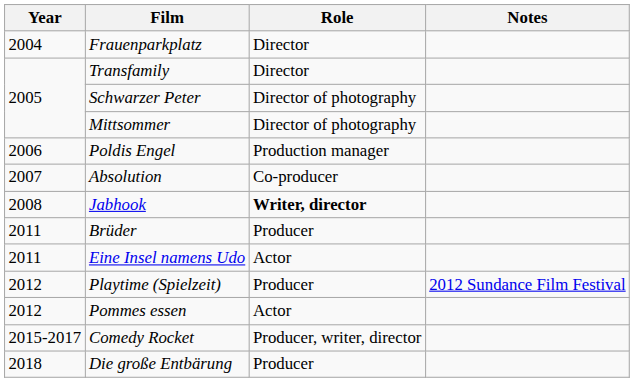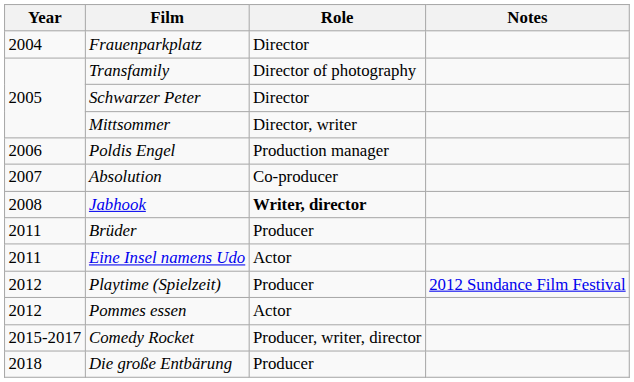(281, 71) Director -> (335, 71) Director of photography
(335, 97) Director of photography -> (281, 97) Director
(335, 124) Director of photography -> (305, 124) Director, writer
